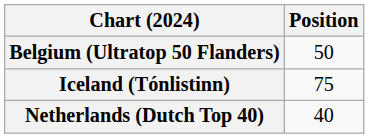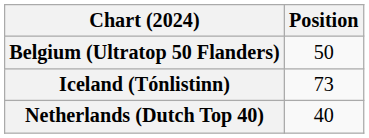(324, 84) 75 -> (324, 84) 73
